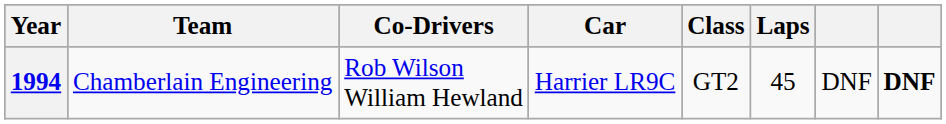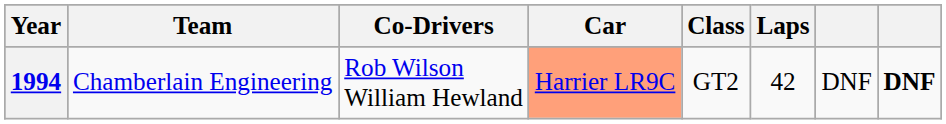(605, 82) no background -> (605, 82) lightsalmon background
(783, 82) 45 -> (783, 82) 42
